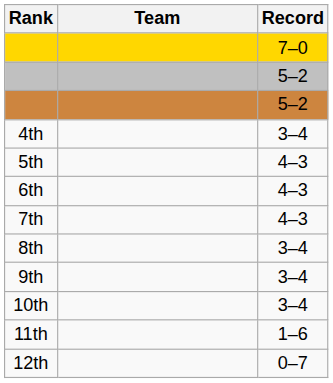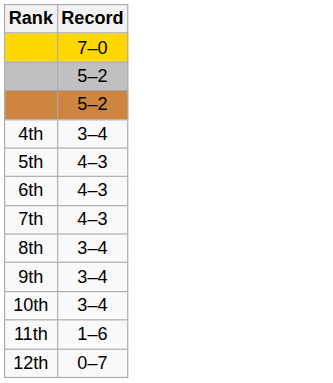- column: (157, 18)
